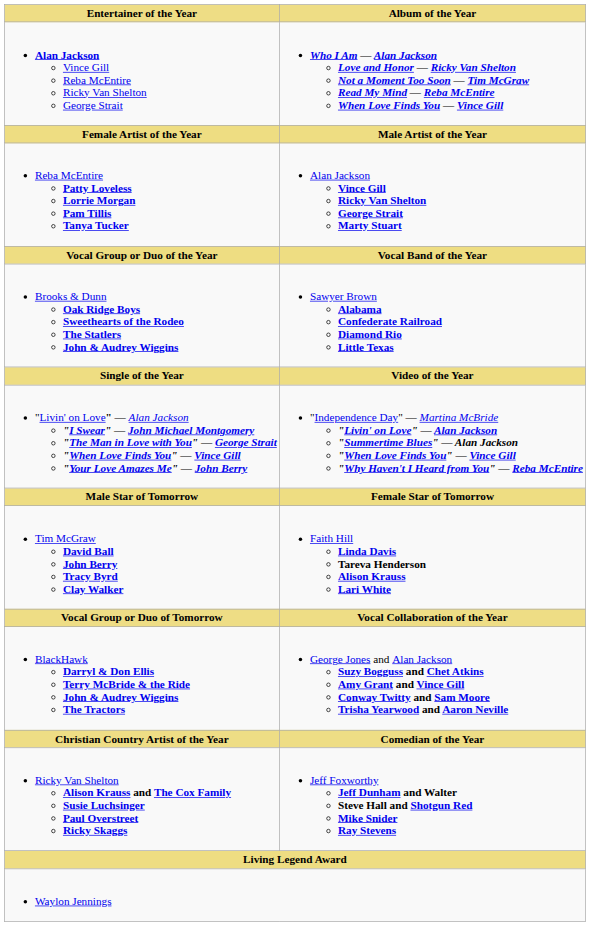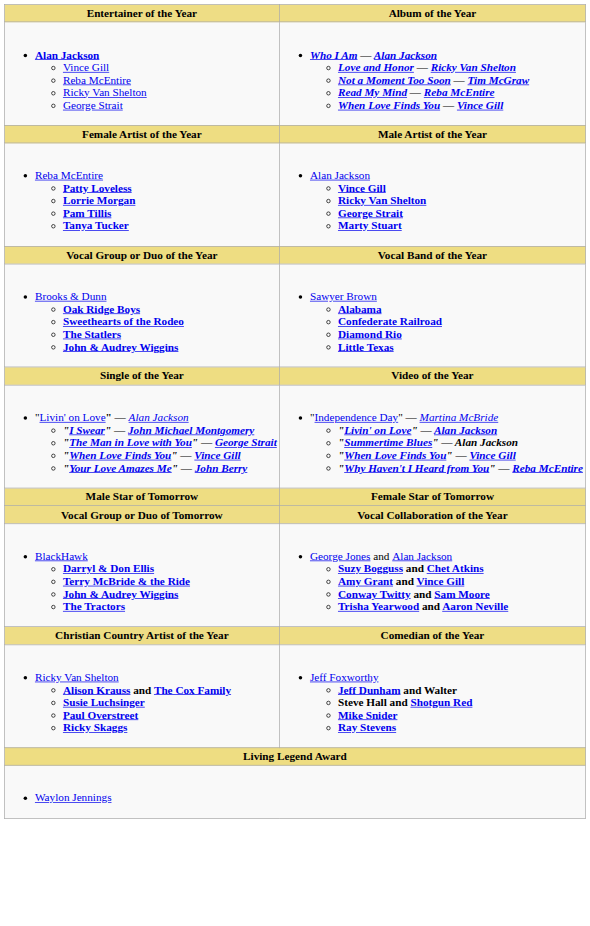- row: (142, 564)
